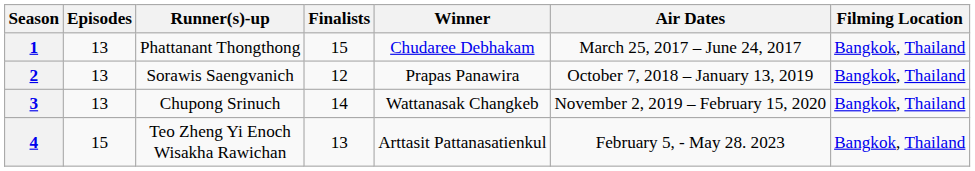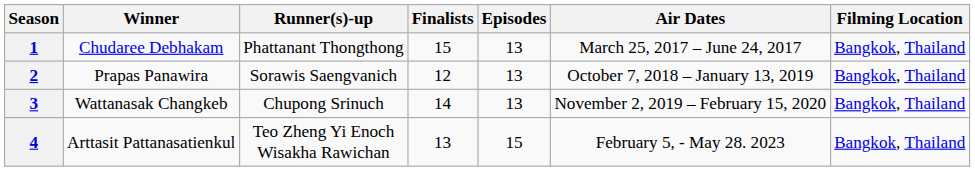columns swapped: (462, 18) <-> (100, 18)
